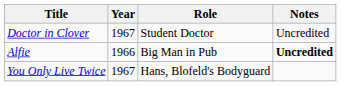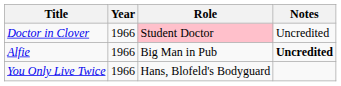(123, 33) 1967 -> (123, 33) 1966
(177, 33) no background -> (177, 33) pink background
(123, 71) 1967 -> (123, 71) 1966
